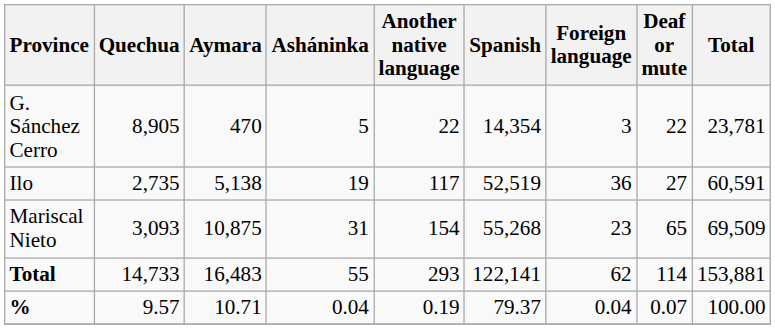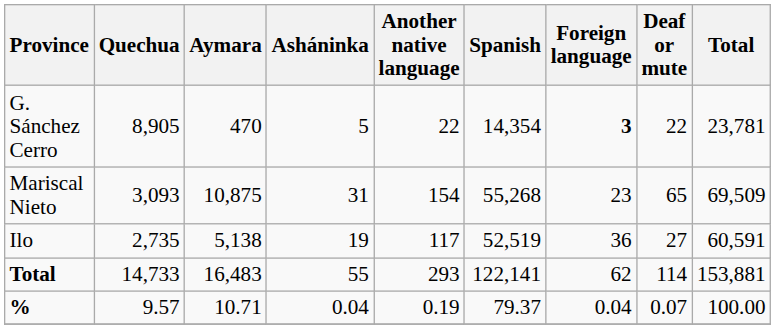(626, 126) normal -> (626, 126) bold
rows swapped: (21, 183) <-> (46, 228)
